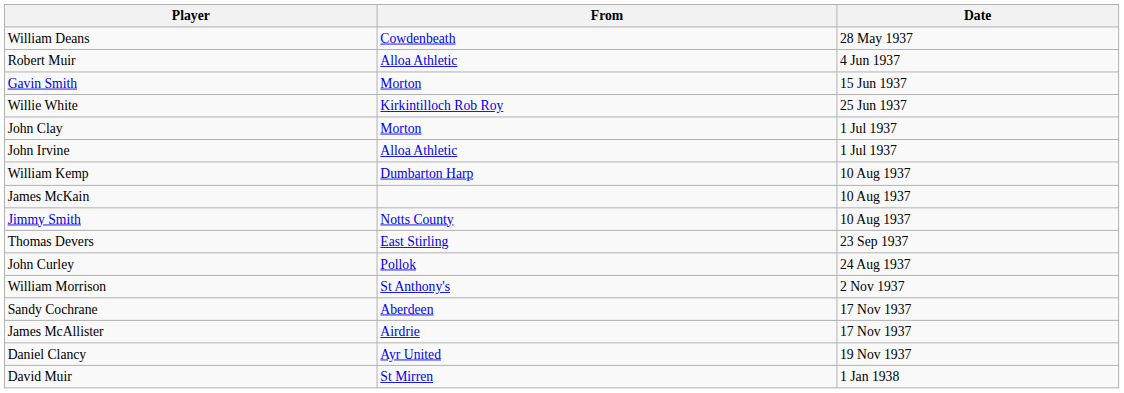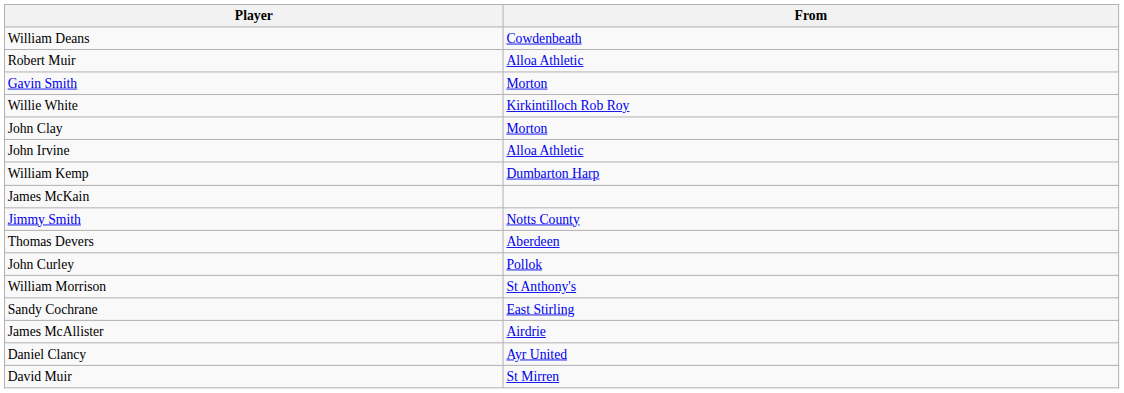- column: (978, 15)
(414, 241) East Stirling -> (533, 241) Aberdeen
(407, 309) Aberdeen -> (540, 309) East Stirling
